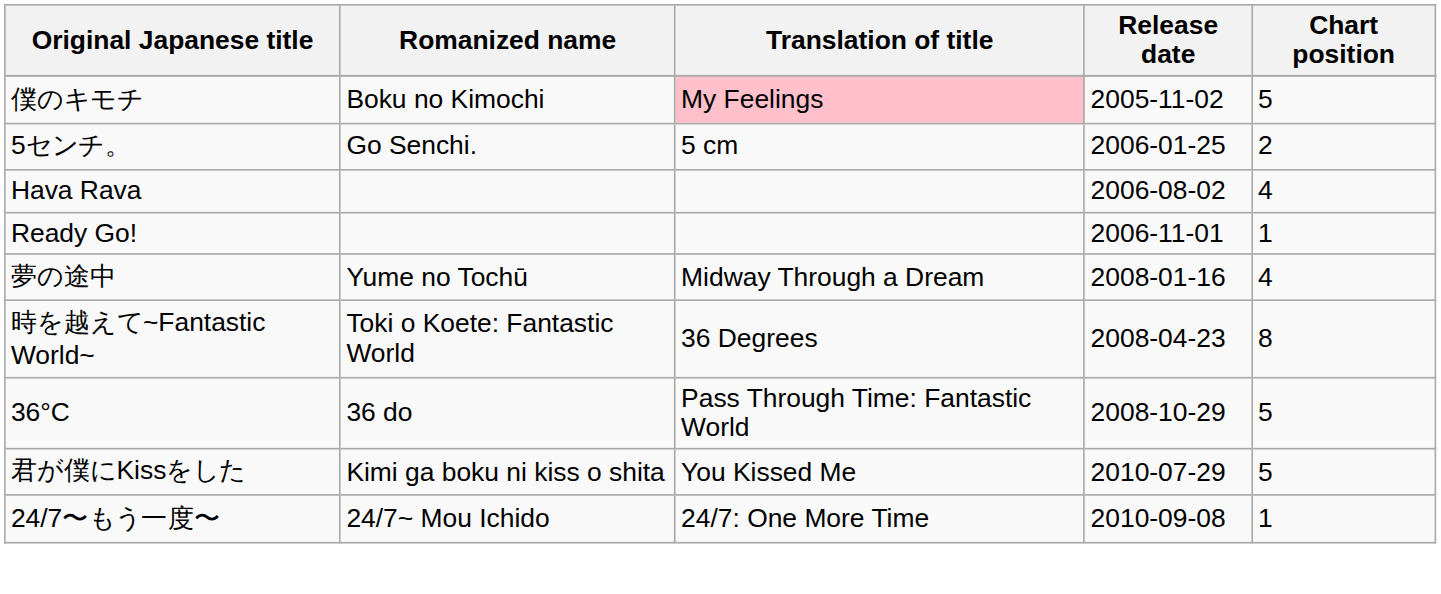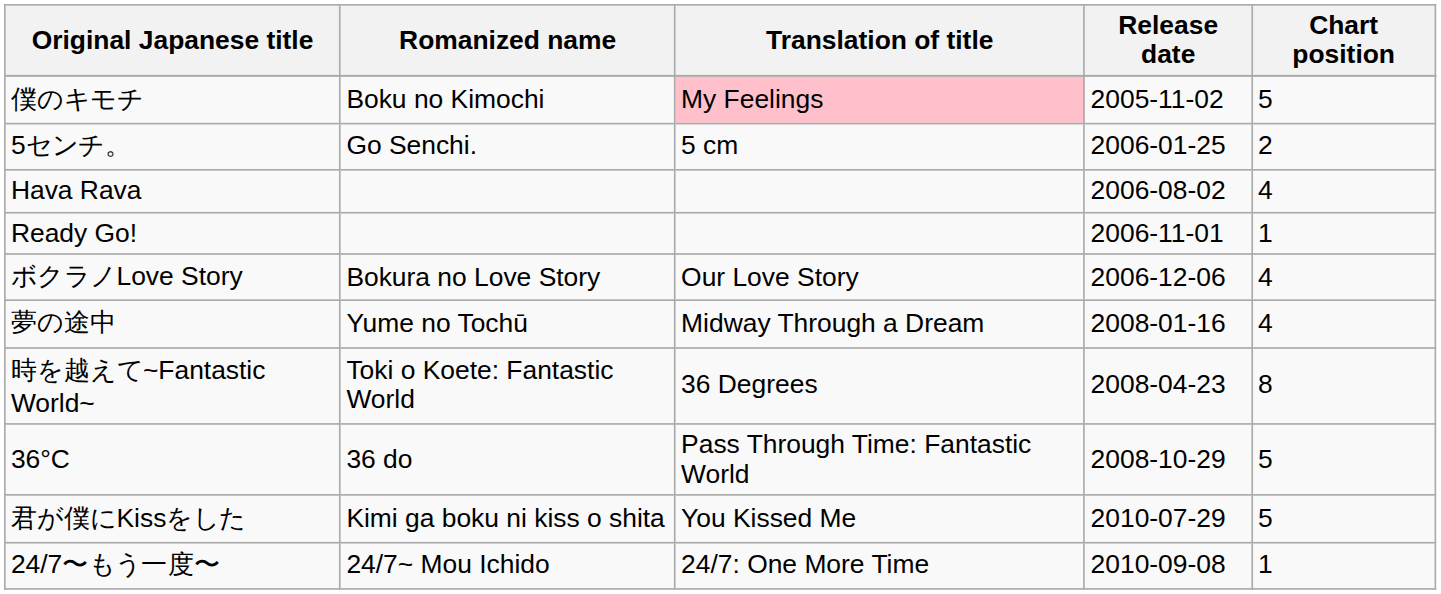+ row: (127, 276)
